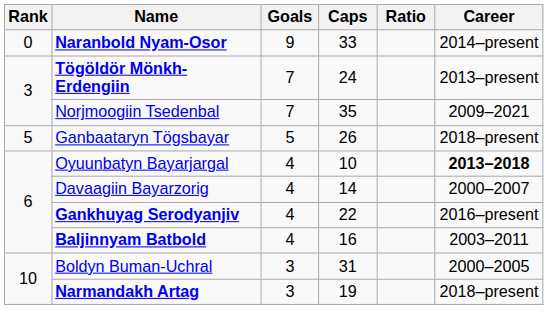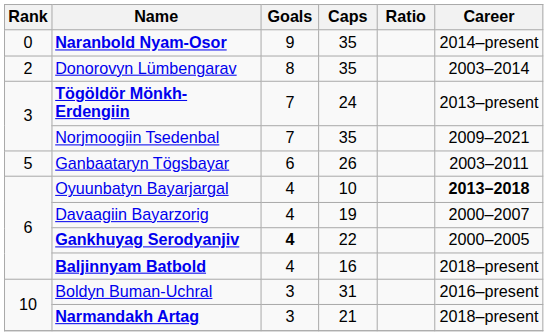(348, 42) 33 -> (348, 42) 35
+ row: (146, 68)
(290, 138) 5 -> (290, 163) 6
(489, 138) 2018–present -> (489, 163) 2003–2011
(348, 189) 14 -> (348, 214) 19
(290, 214) normal -> (290, 240) bold
(489, 214) 2016–present -> (489, 240) 2000–2005
(489, 240) 2003–2011 -> (489, 266) 2018–present
(489, 266) 2000–2005 -> (489, 291) 2016–present
(348, 291) 19 -> (348, 317) 21
